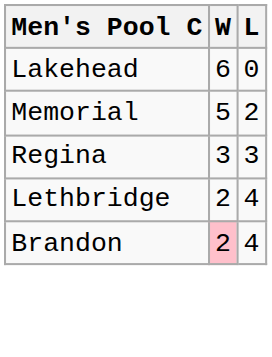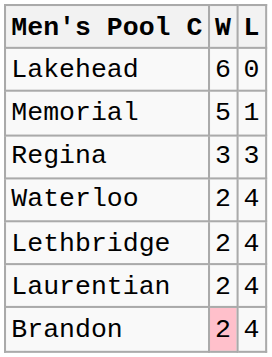(251, 113) 2 -> (251, 113) 1
+ row: (75, 200)
+ row: (91, 286)
